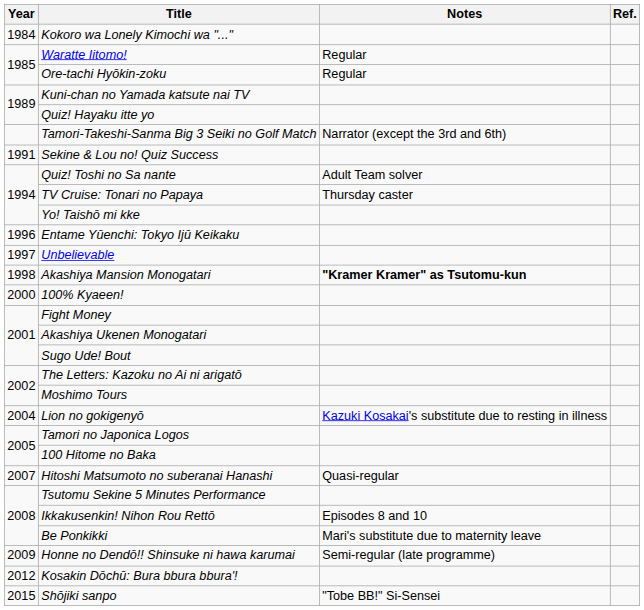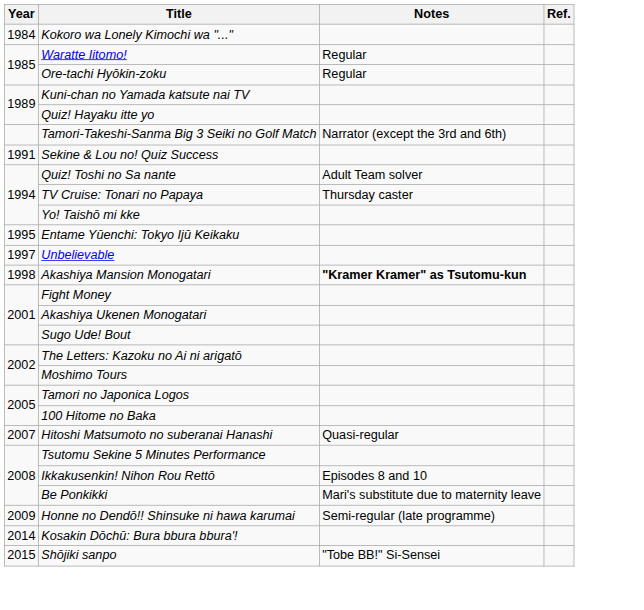(21, 235) 1996 -> (21, 235) 1995
- row: (82, 295)
- row: (93, 415)
(21, 575) 2012 -> (21, 535) 2014
